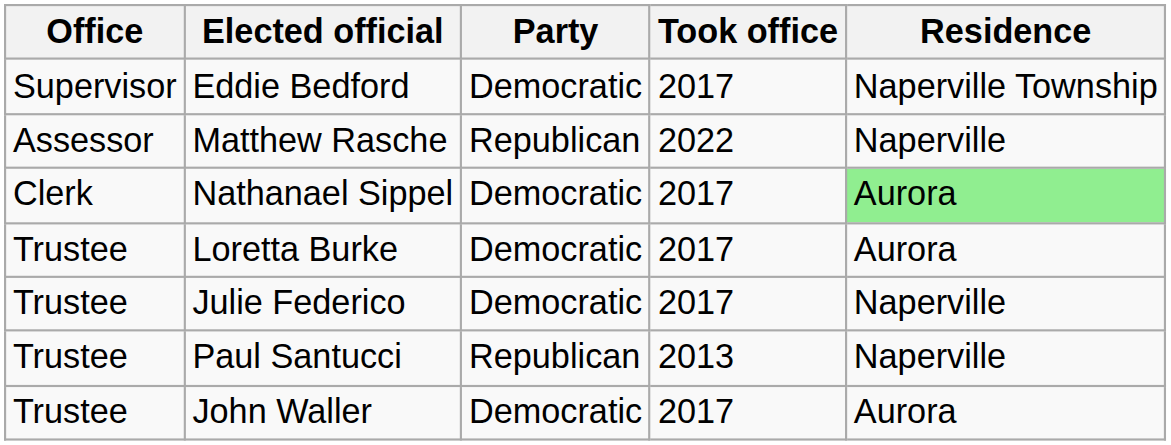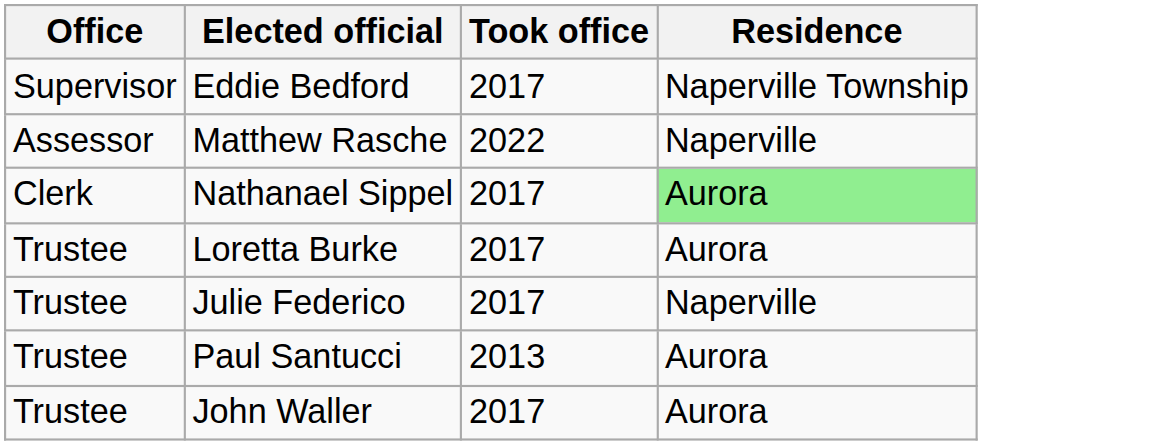- column: (556, 31)
(930, 357) Naperville -> (716, 357) Aurora
